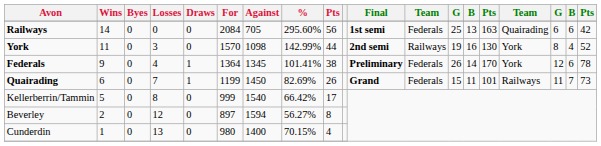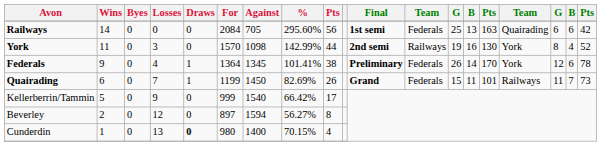(155, 97) 8 -> (155, 97) 9
(189, 131) normal -> (189, 131) bold
